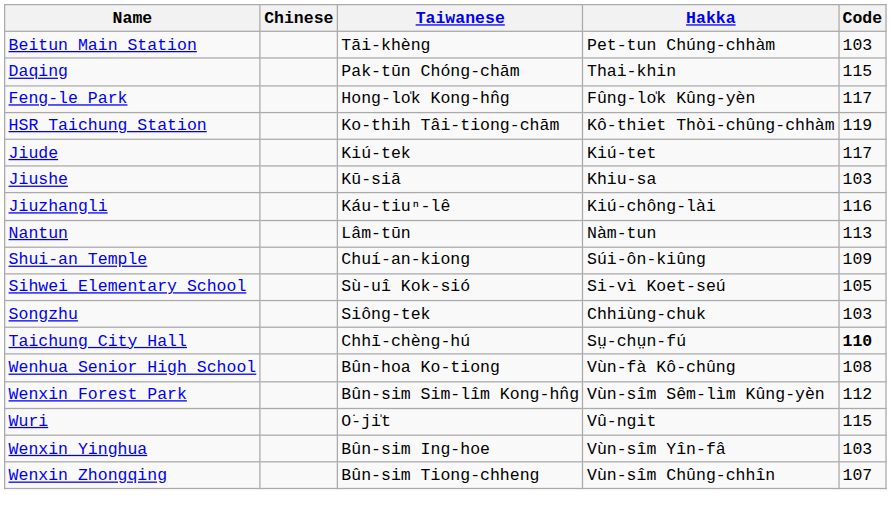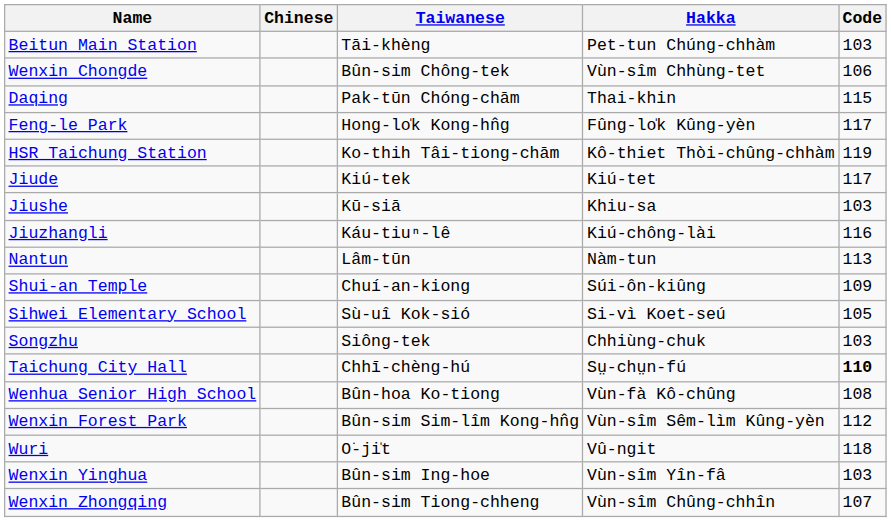+ row: (78, 72)
(857, 422) 115 -> (857, 449) 118
